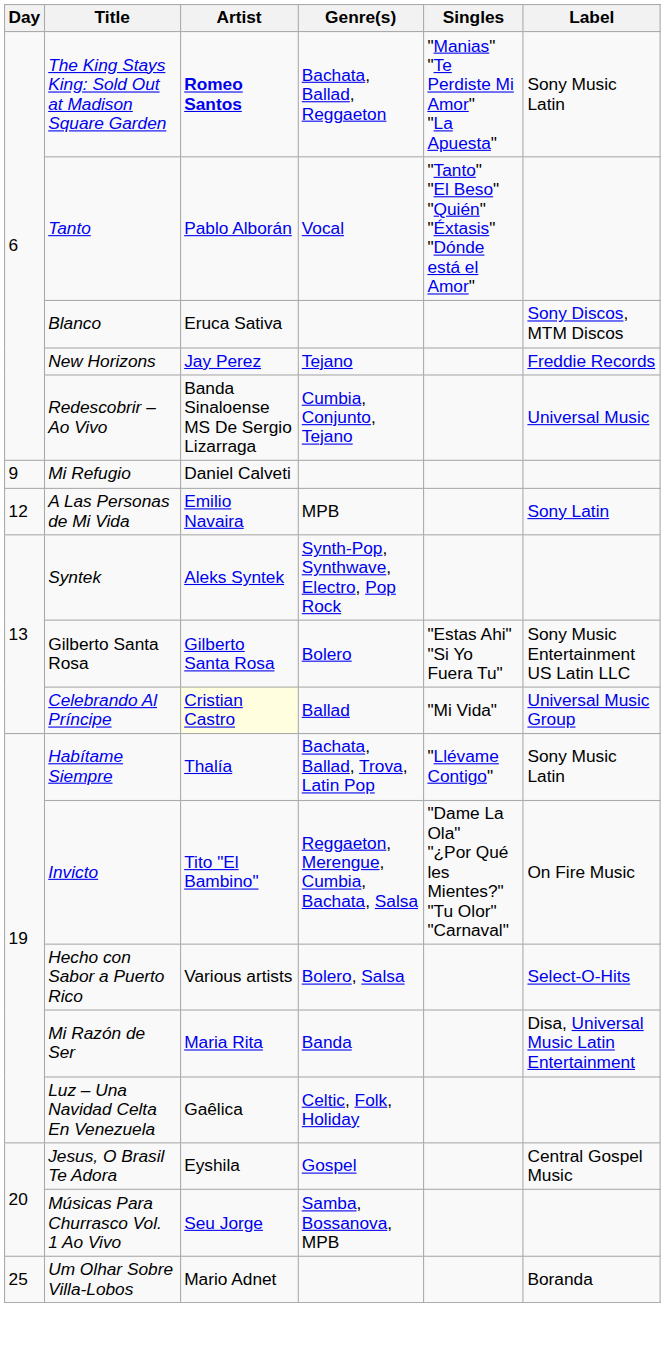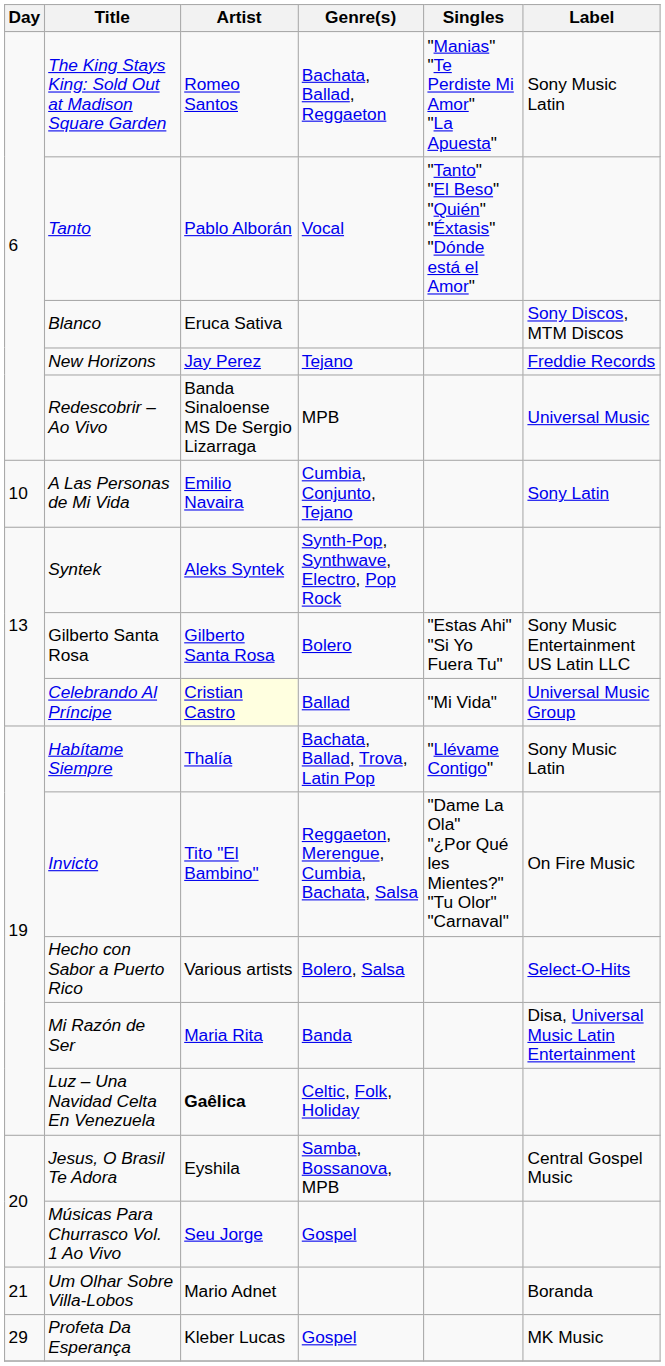(213, 94) bold -> (212, 94) normal
(339, 417) Cumbia, Conjunto, Tejano -> (320, 417) MPB
- row: (89, 474)
(18, 511) 12 -> (18, 493) 10
(320, 511) MPB -> (339, 493) Cumbia, Conjunto, Tejano
(213, 1109) normal -> (215, 1101) bold
(329, 1166) Gospel -> (347, 1167) Samba, Bossanova, MPB
(347, 1222) Samba, Bossanova, MPB -> (329, 1234) Gospel
(18, 1279) 25 -> (18, 1290) 21
+ row: (90, 1337)
